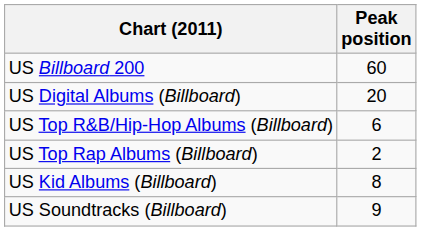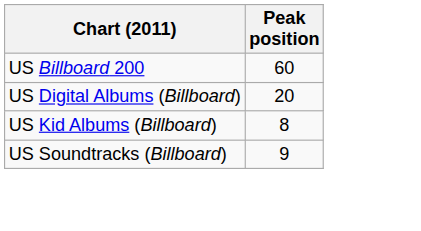- row: (171, 125)
- row: (133, 153)
